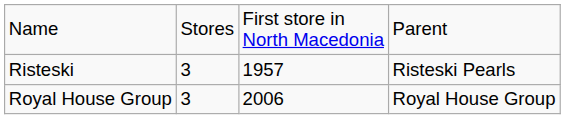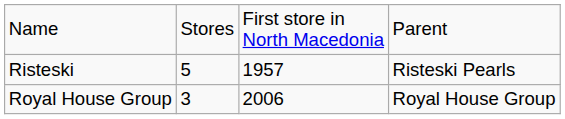(186, 69) 3 -> (186, 69) 5
